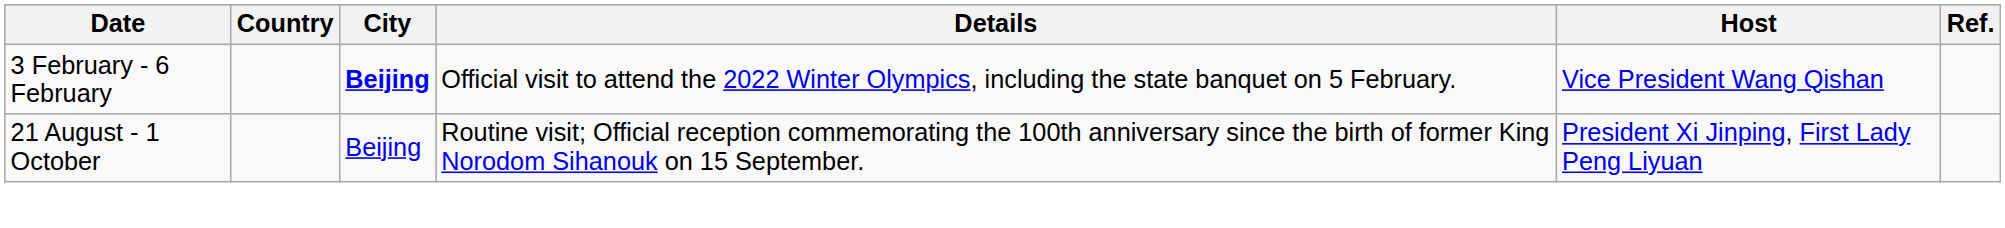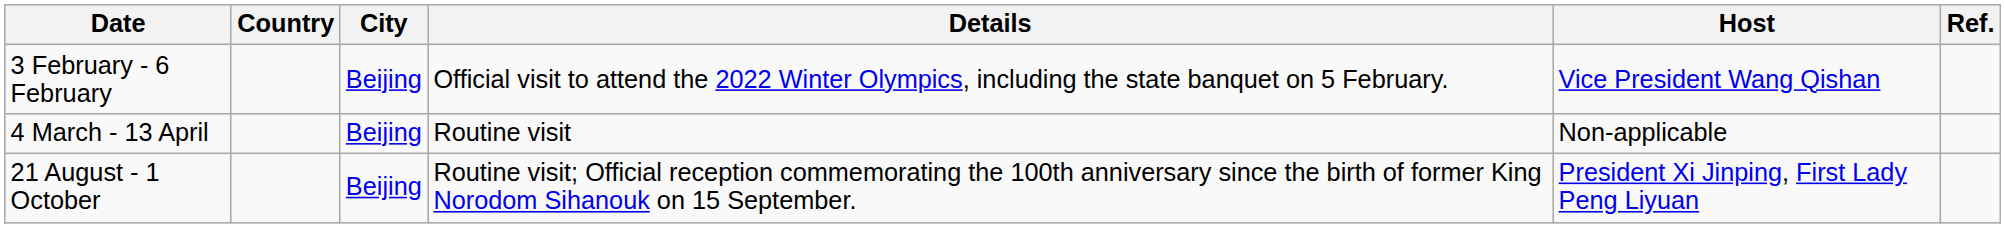(387, 78) bold -> (384, 78) normal
+ row: (110, 133)
